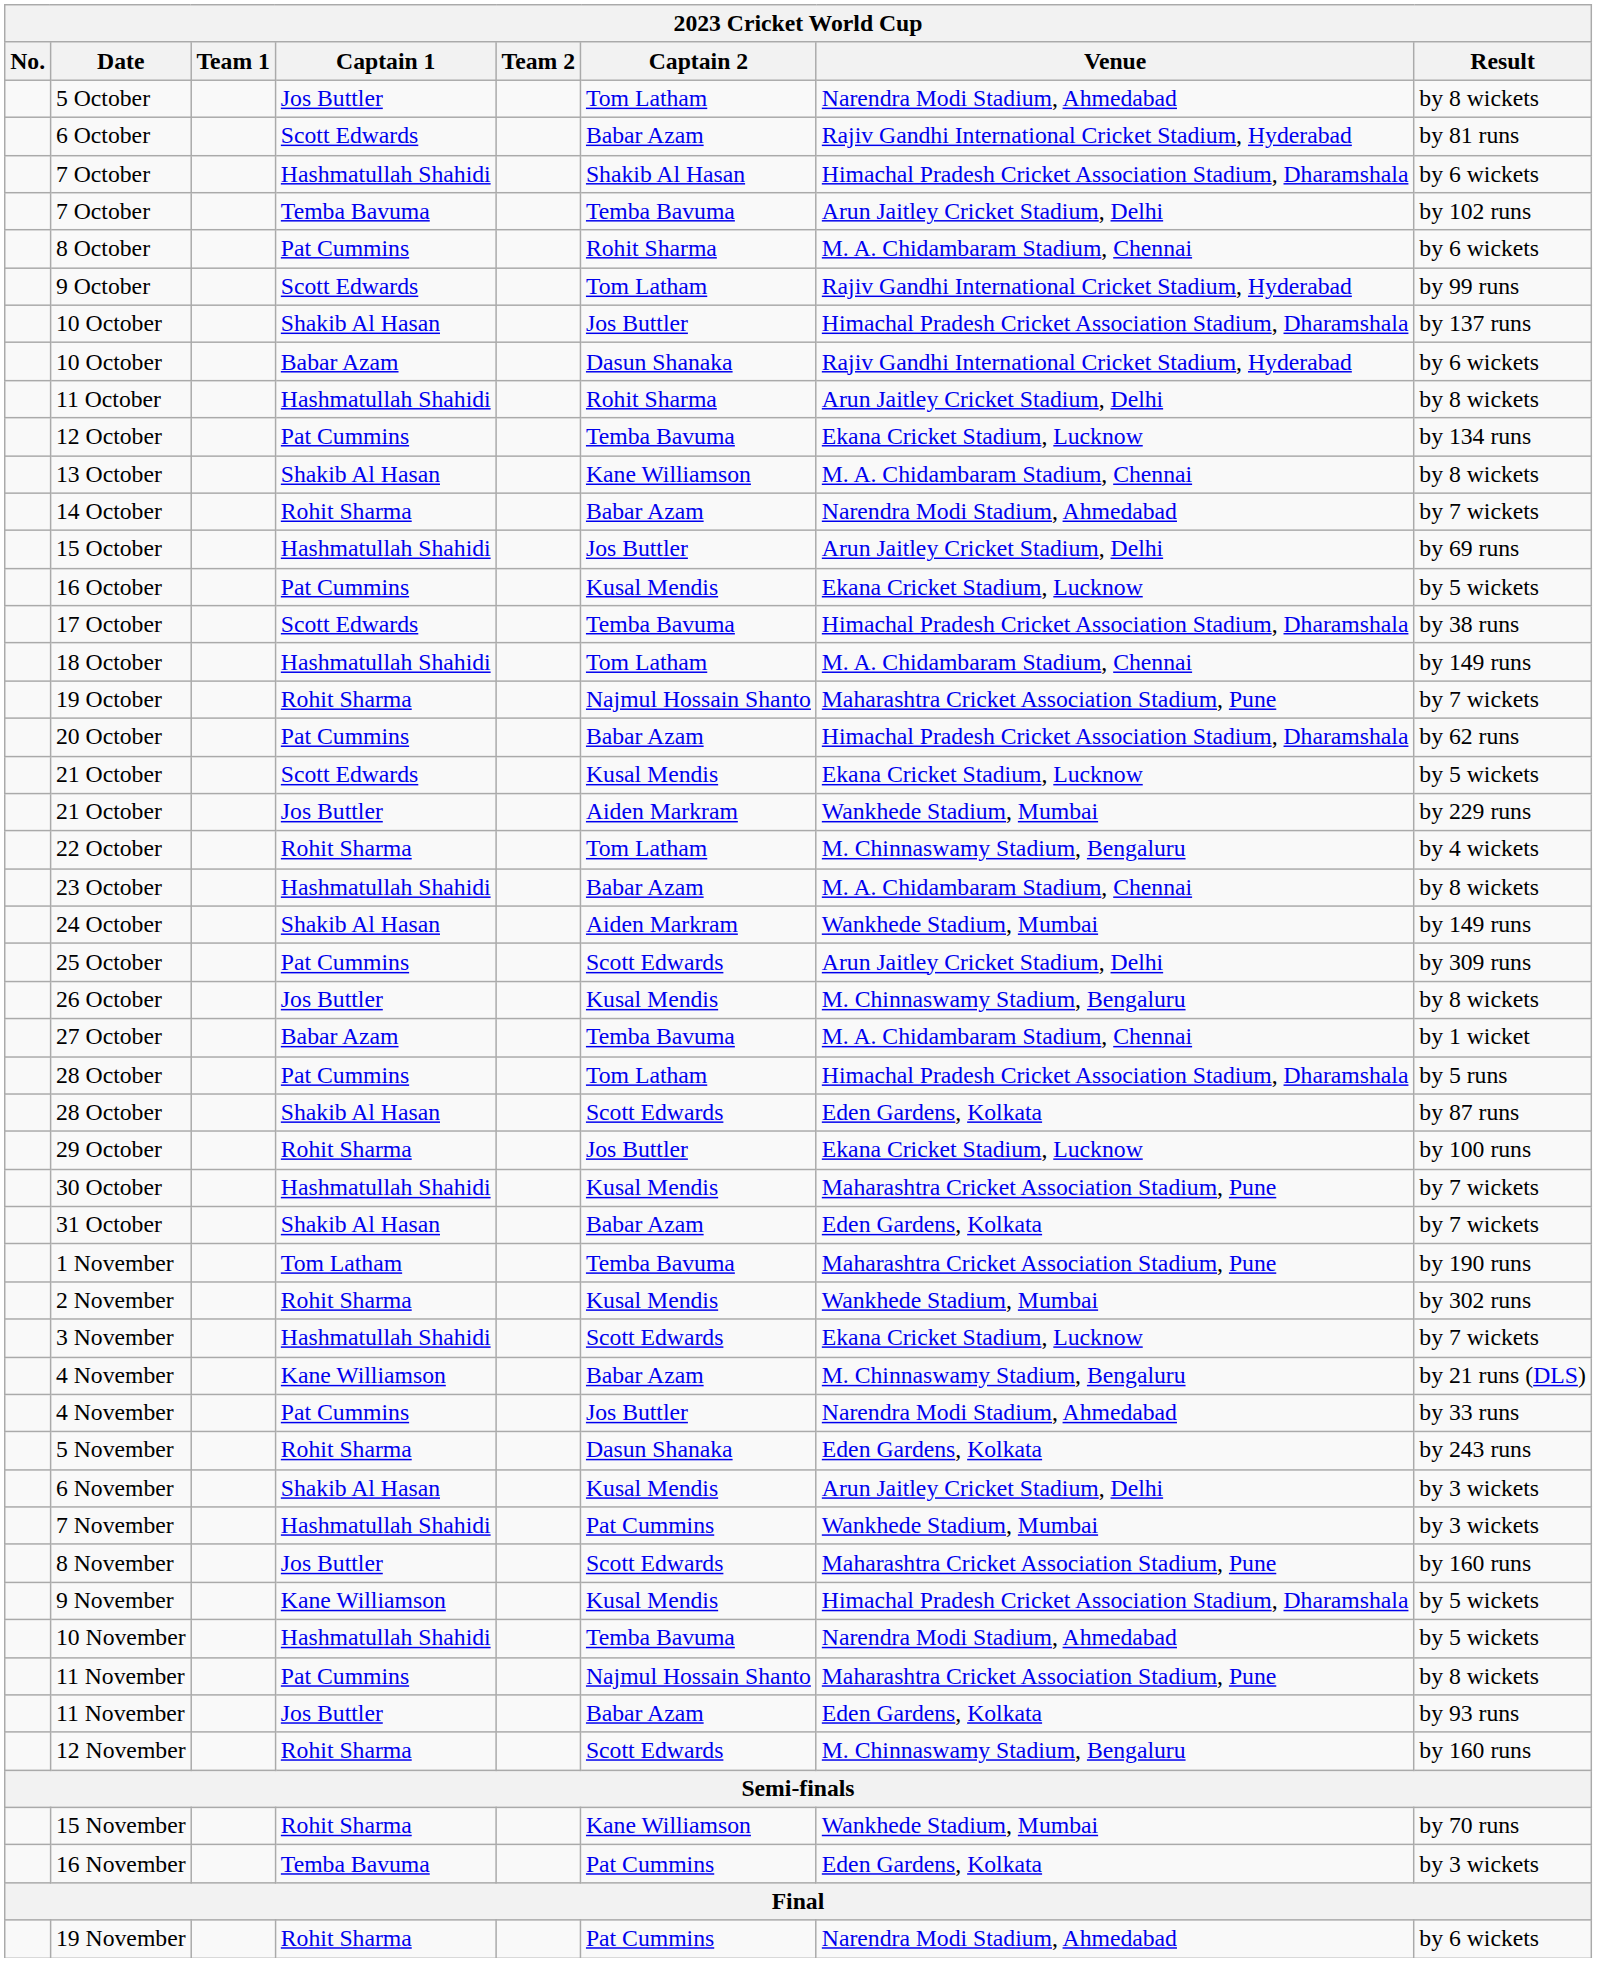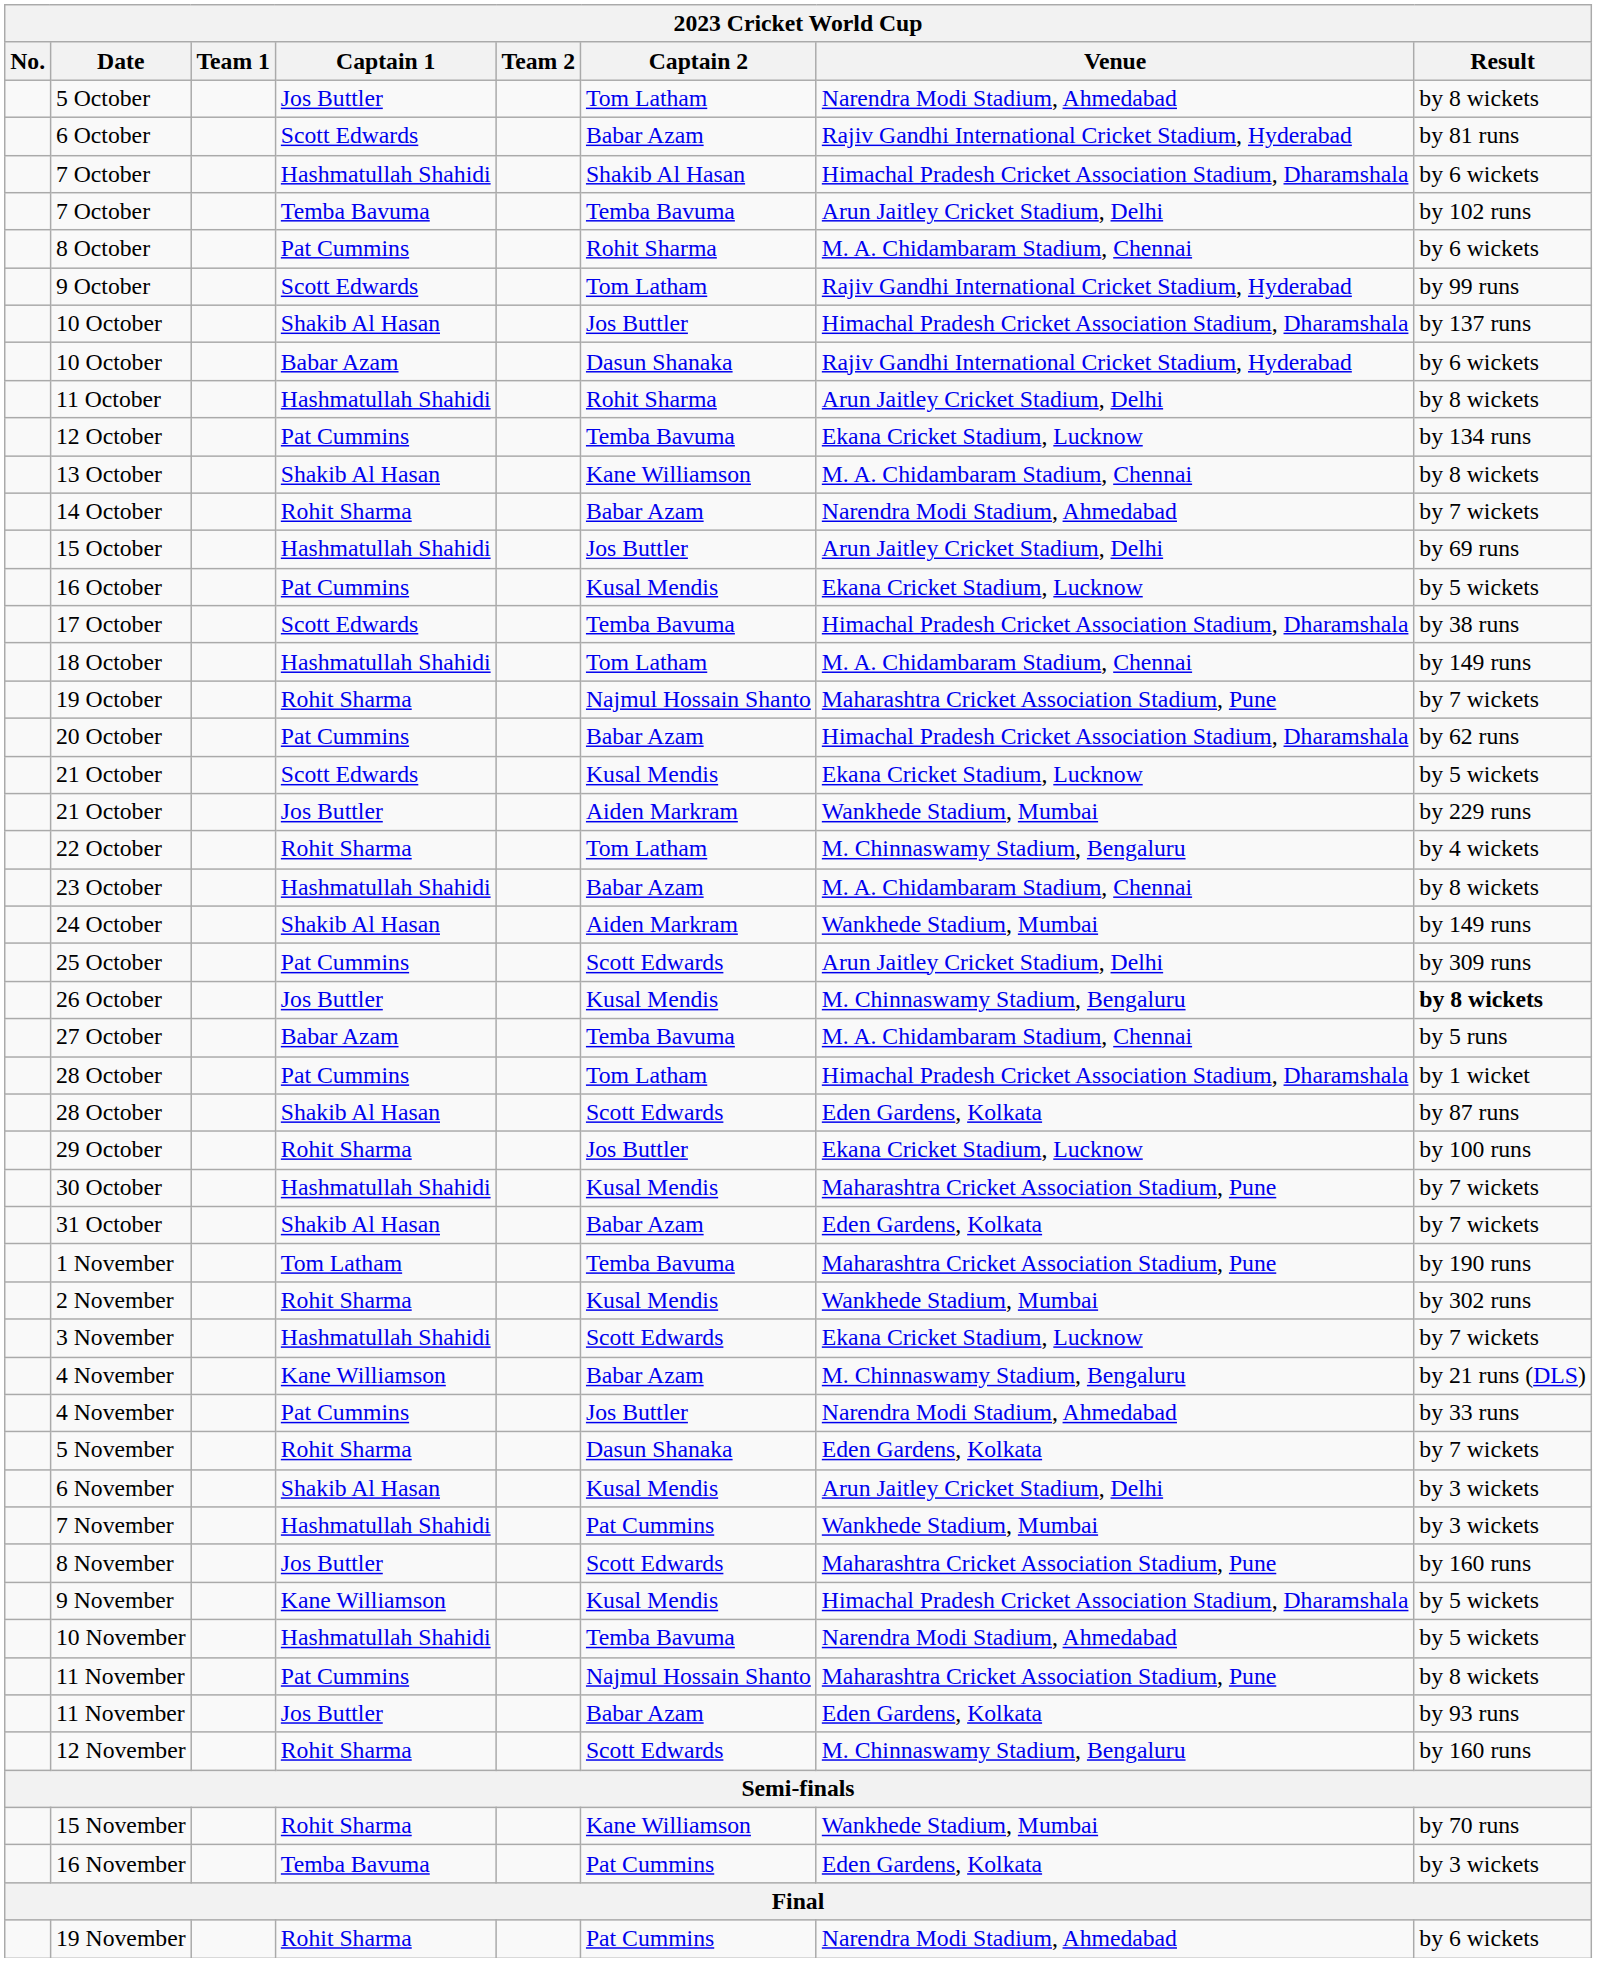(1479, 999) normal -> (1481, 999) bold
(1475, 1037) by 1 wicket -> (1463, 1037) by 5 runs
(1463, 1074) by 5 runs -> (1475, 1074) by 1 wicket
(1475, 1450) by 243 runs -> (1479, 1450) by 7 wickets
